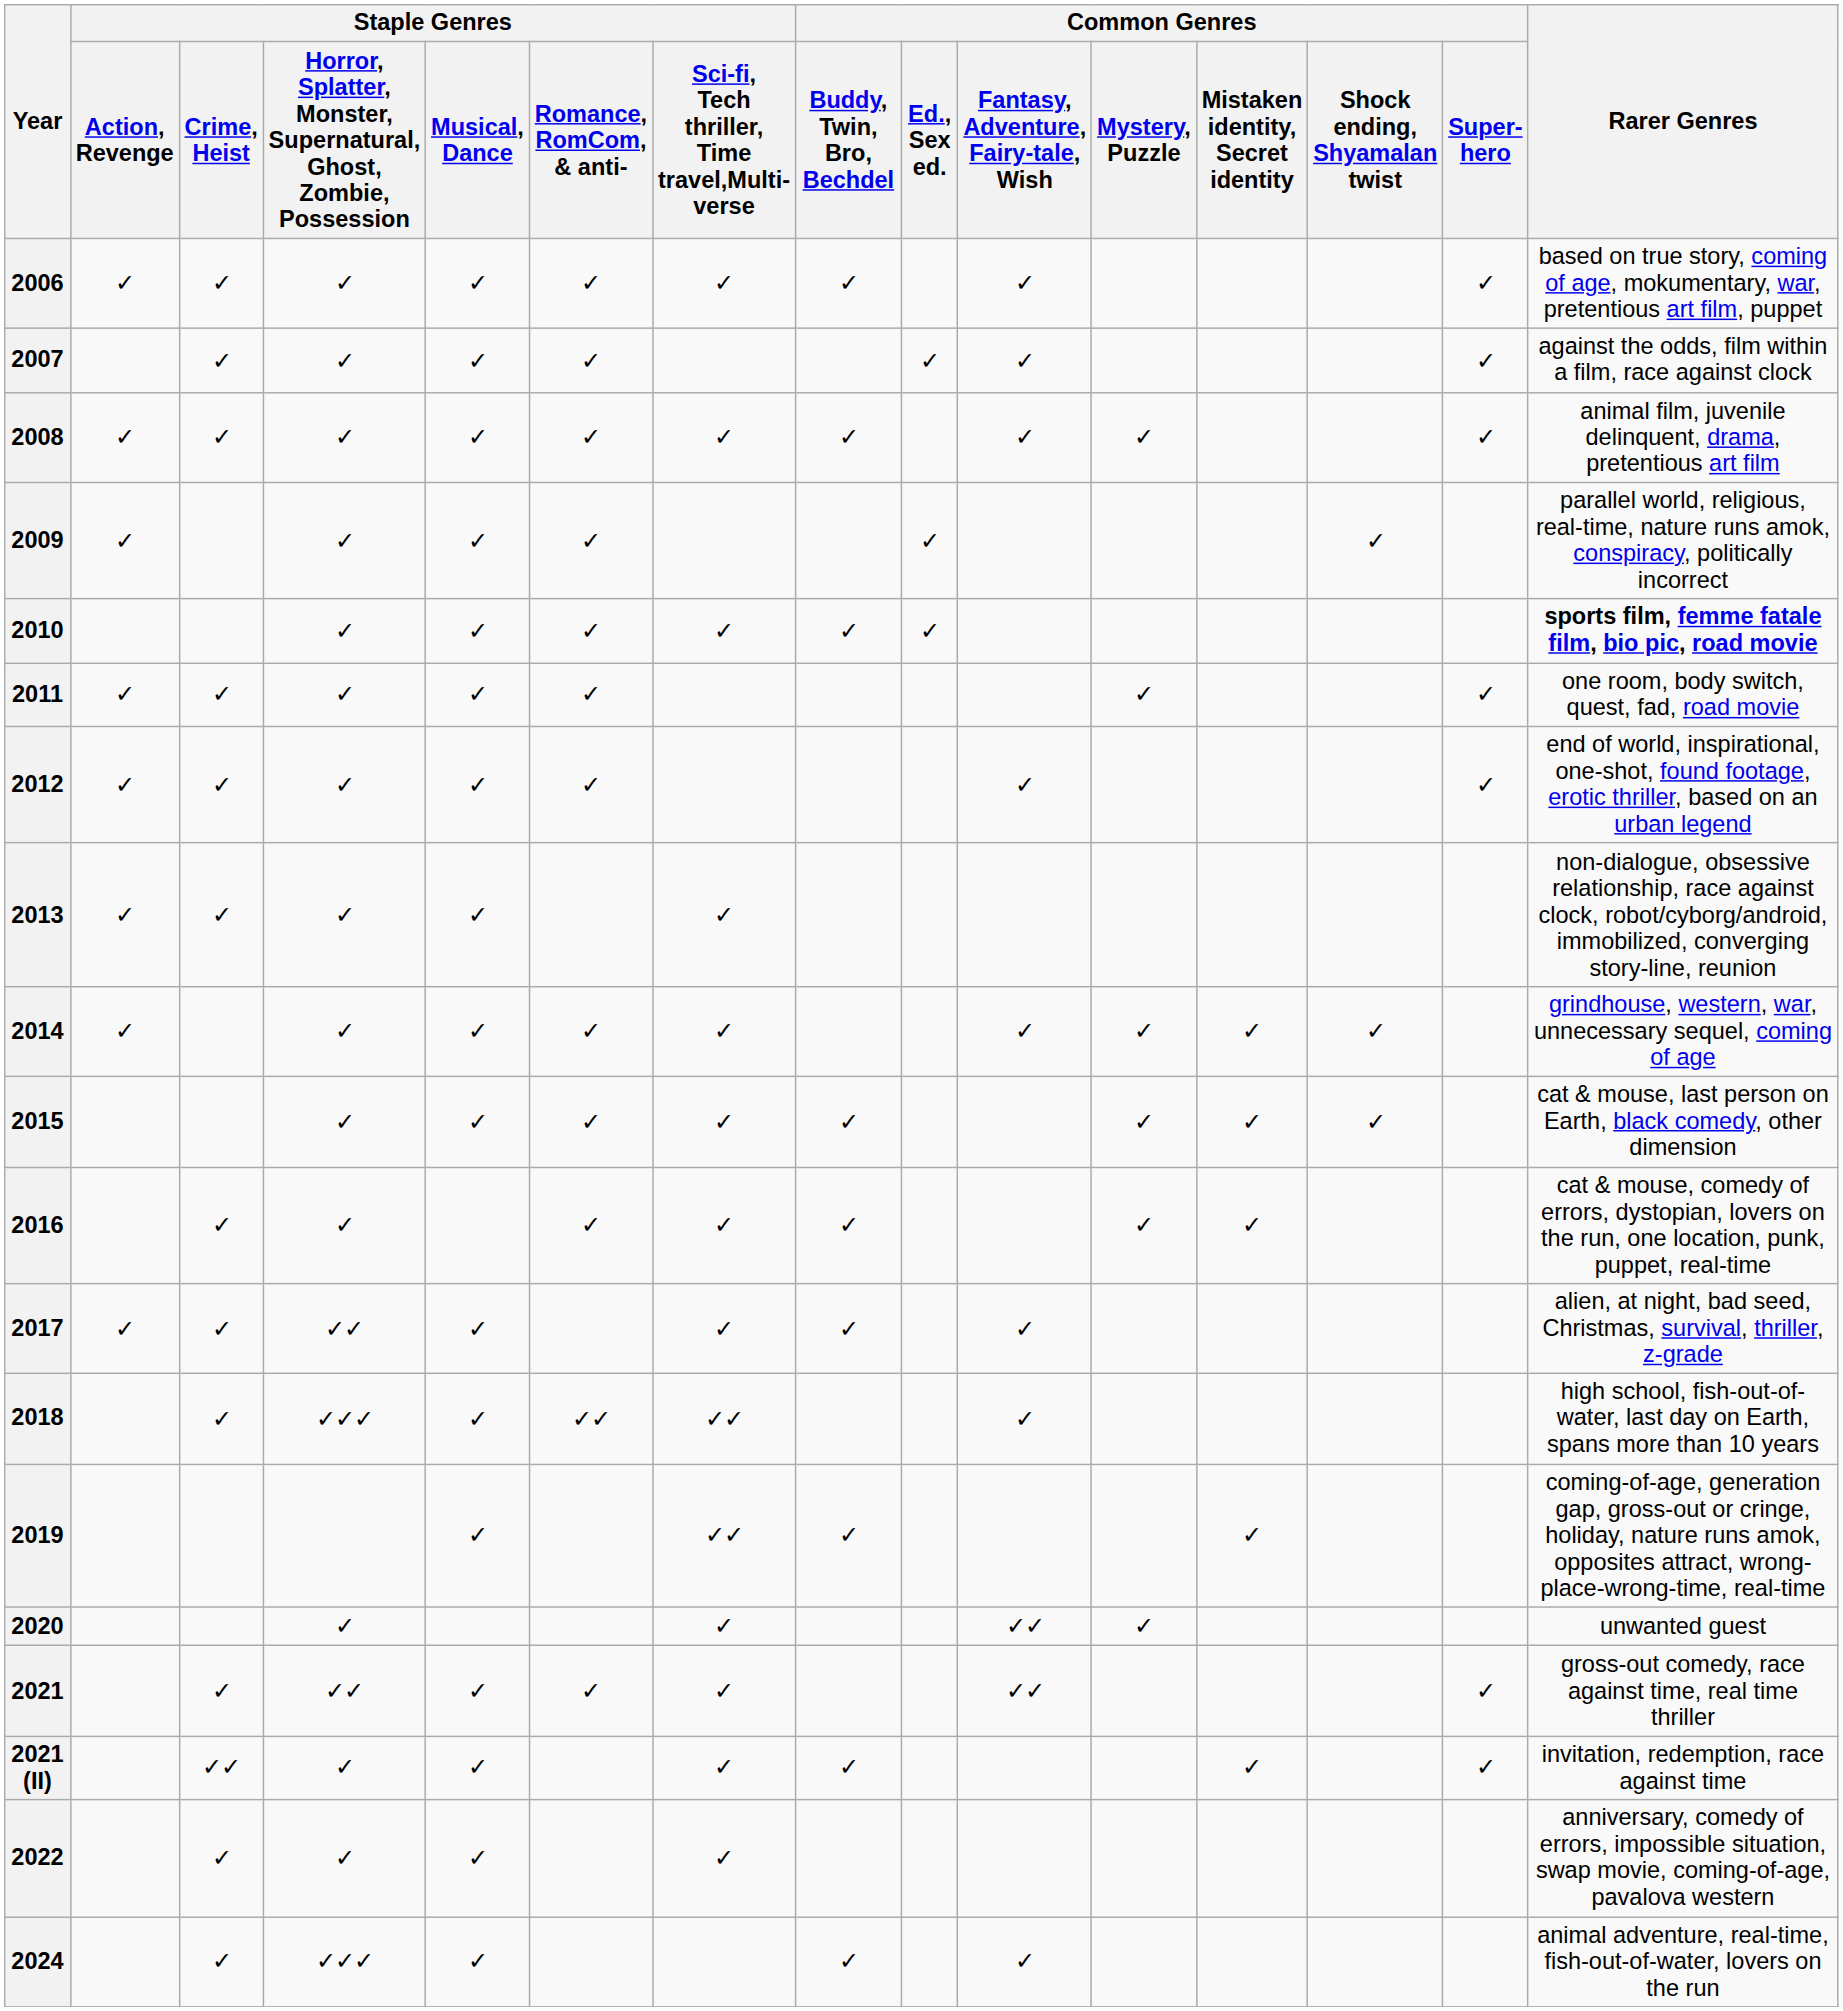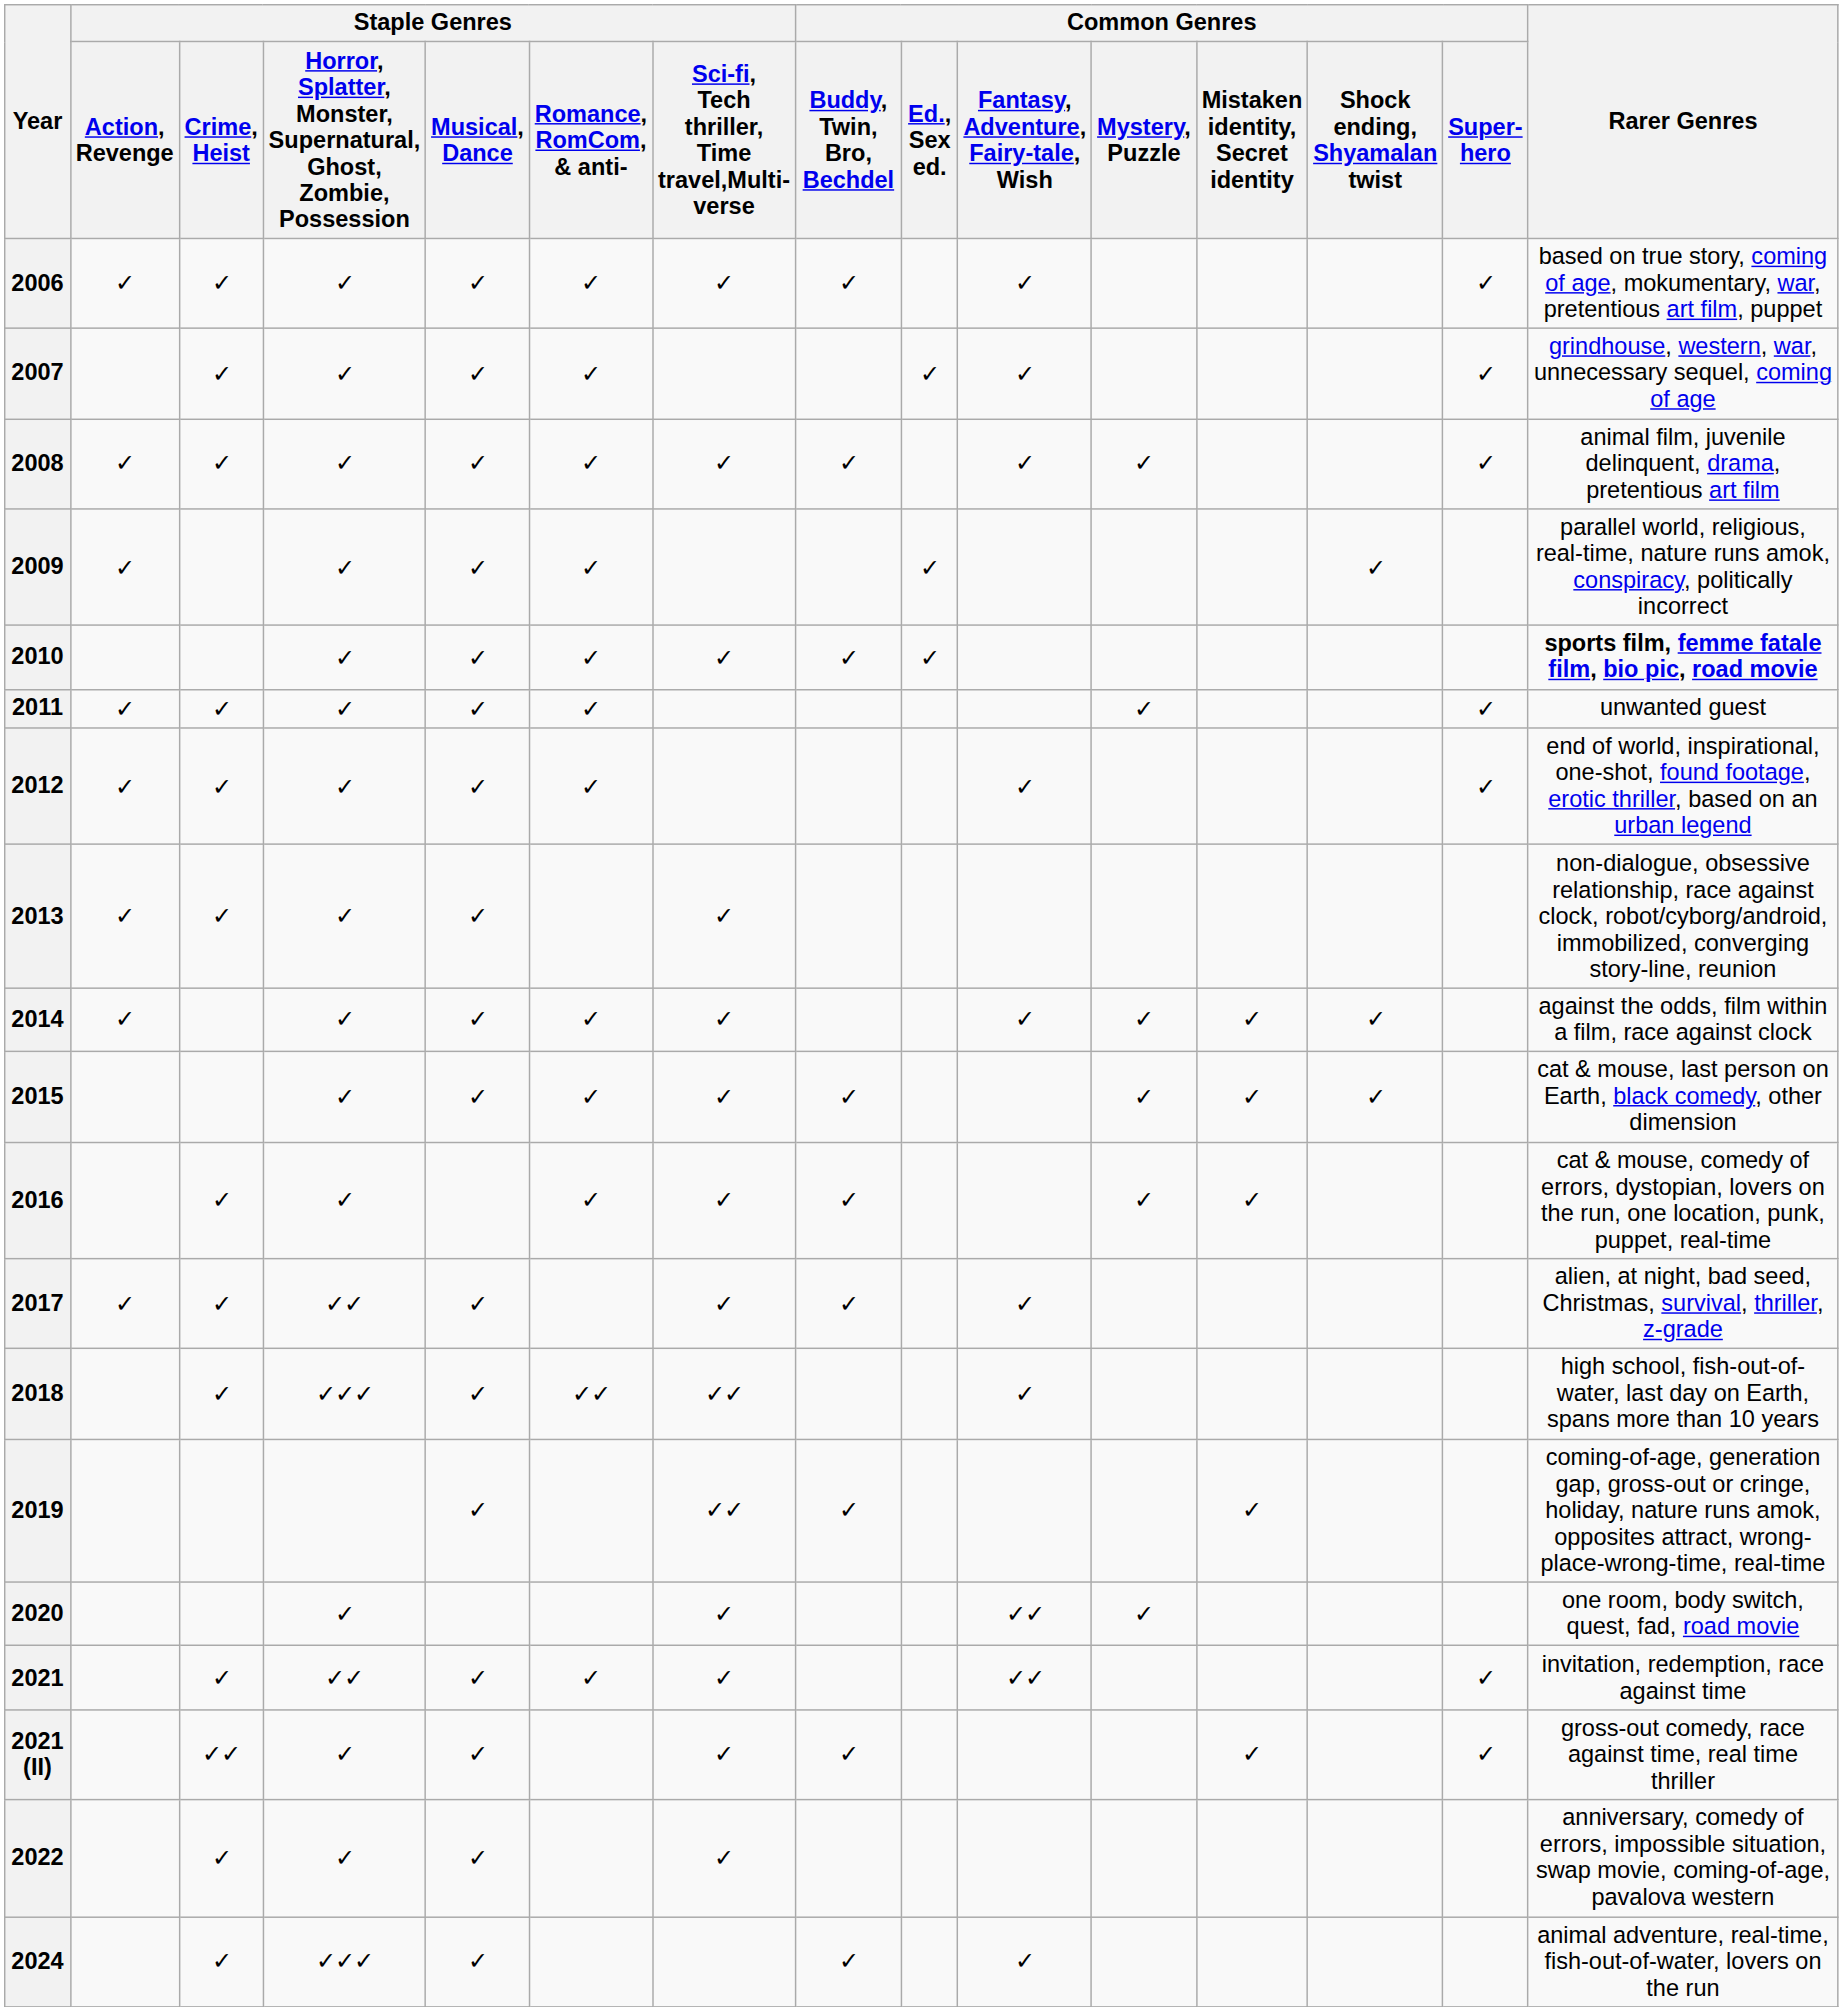(1683, 359) against the odds, film within a film, race against clock -> (1683, 373) grindhouse, western, war, unnecessary sequel, coming of age
(1683, 694) one room, body switch, quest, fad, road movie -> (1683, 708) unwanted guest
(1683, 1031) grindhouse, western, war, unnecessary sequel, coming of age -> (1683, 1019) against the odds, film within a film, race against clock
(1683, 1626) unwanted guest -> (1683, 1613) one room, body switch, quest, fad, road movie
(1683, 1690) gross-out comedy, race against time, real time thriller -> (1683, 1677) invitation, redemption, race against time
(1683, 1767) invitation, redemption, race against time -> (1683, 1754) gross-out comedy, race against time, real time thriller
